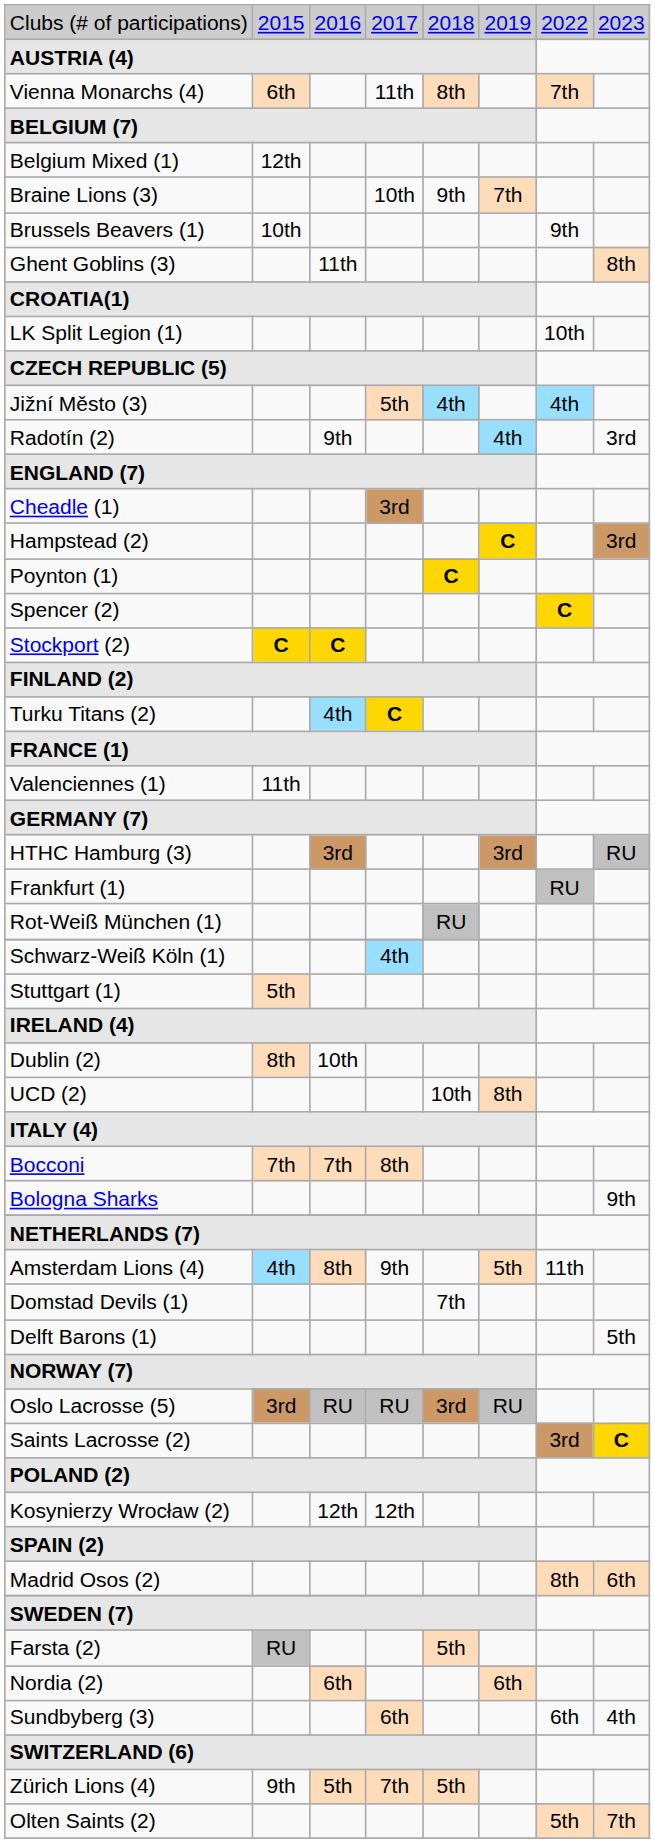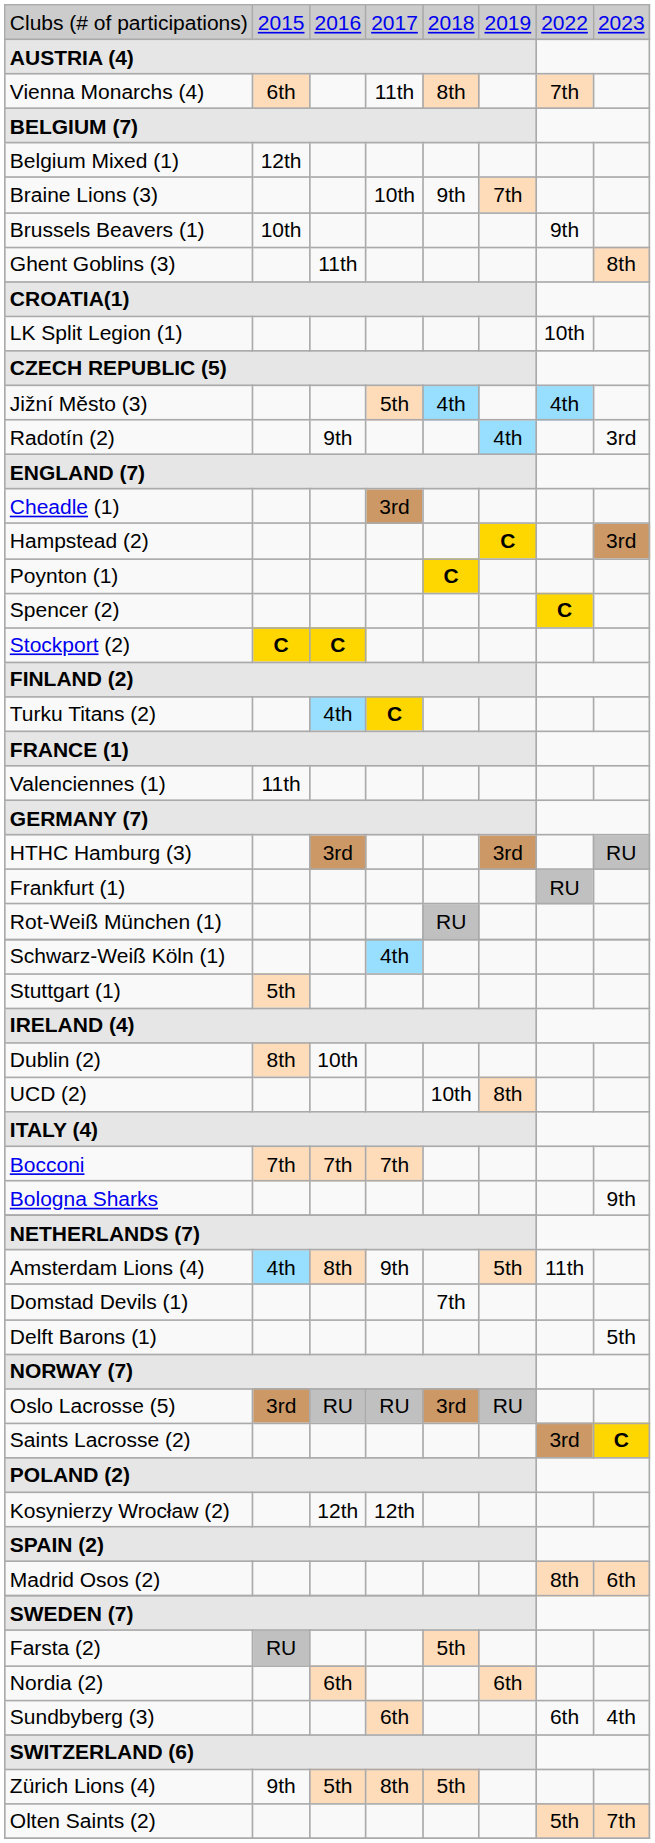(394, 1164) 8th -> (394, 1164) 7th
(394, 1786) 7th -> (394, 1786) 8th
